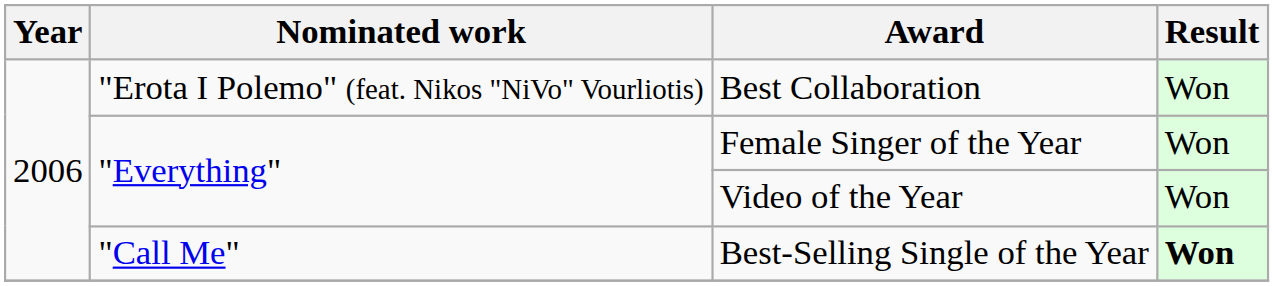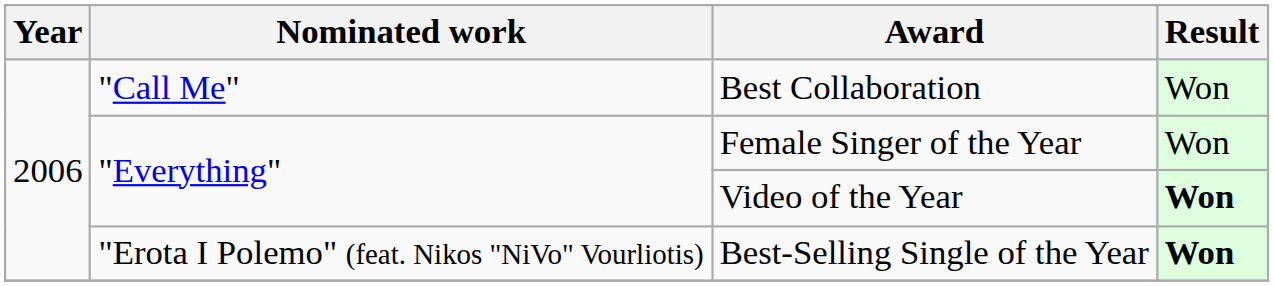(401, 87) "Erota I Polemo" (feat. Nikos "NiVo" Vourliotis) -> (169, 87) "Call Me"
(1197, 197) normal -> (1200, 197) bold
(169, 252) "Call Me" -> (401, 252) "Erota I Polemo" (feat. Nikos "NiVo" Vourliotis)
